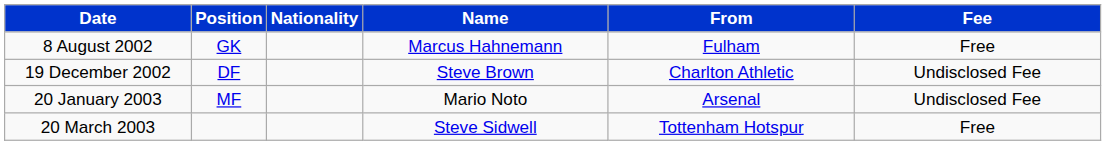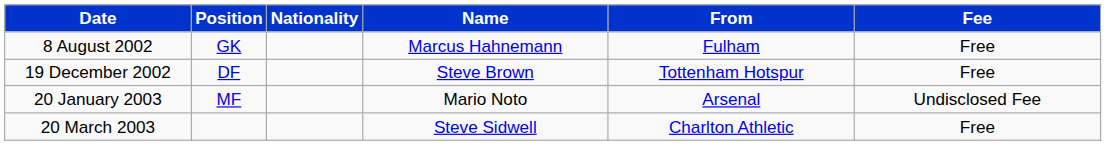(731, 73) Charlton Athletic -> (731, 73) Tottenham Hotspur
(977, 73) Undisclosed Fee -> (977, 73) Free
(731, 127) Tottenham Hotspur -> (731, 127) Charlton Athletic
